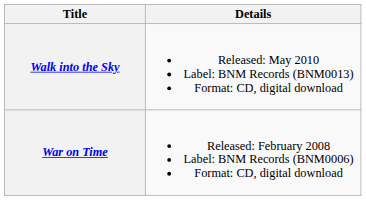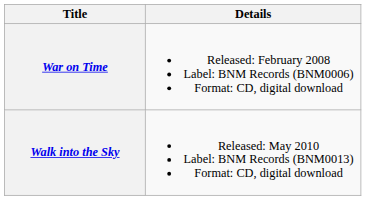rows swapped: (75, 152) <-> (75, 66)
